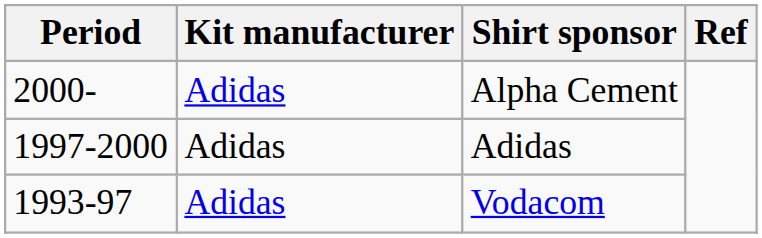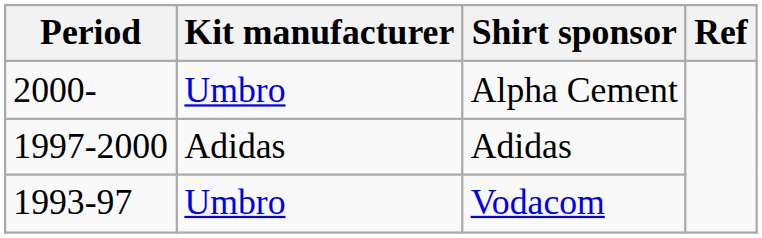(235, 89) Adidas -> (235, 89) Umbro
(235, 202) Adidas -> (235, 202) Umbro
